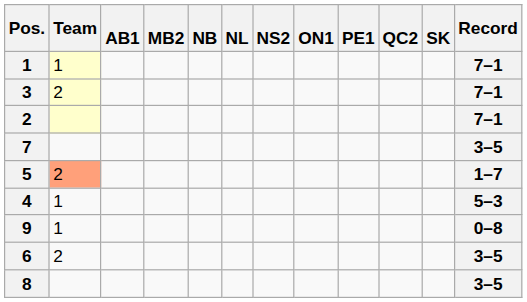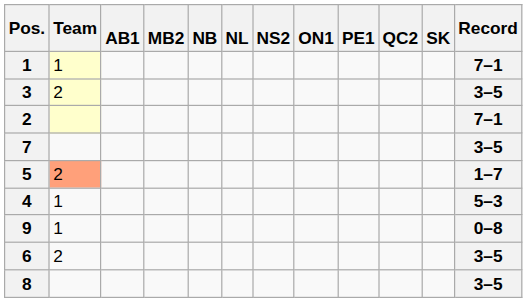(488, 92) 7–1 -> (488, 92) 3–5
